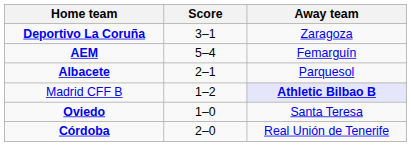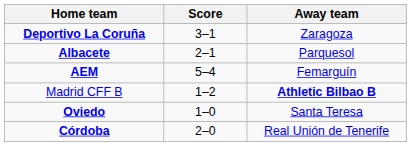rows swapped: (84, 72) <-> (84, 53)
(327, 92) lavender background -> (327, 92) no background
